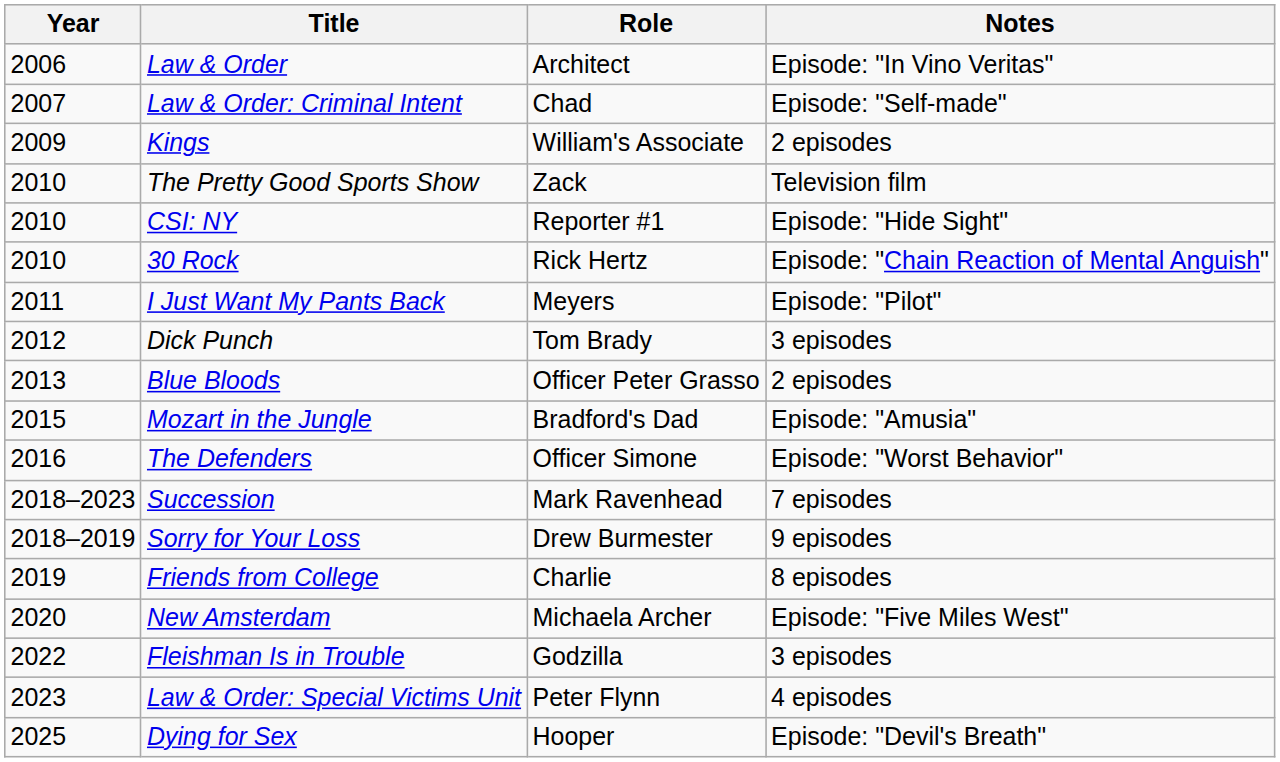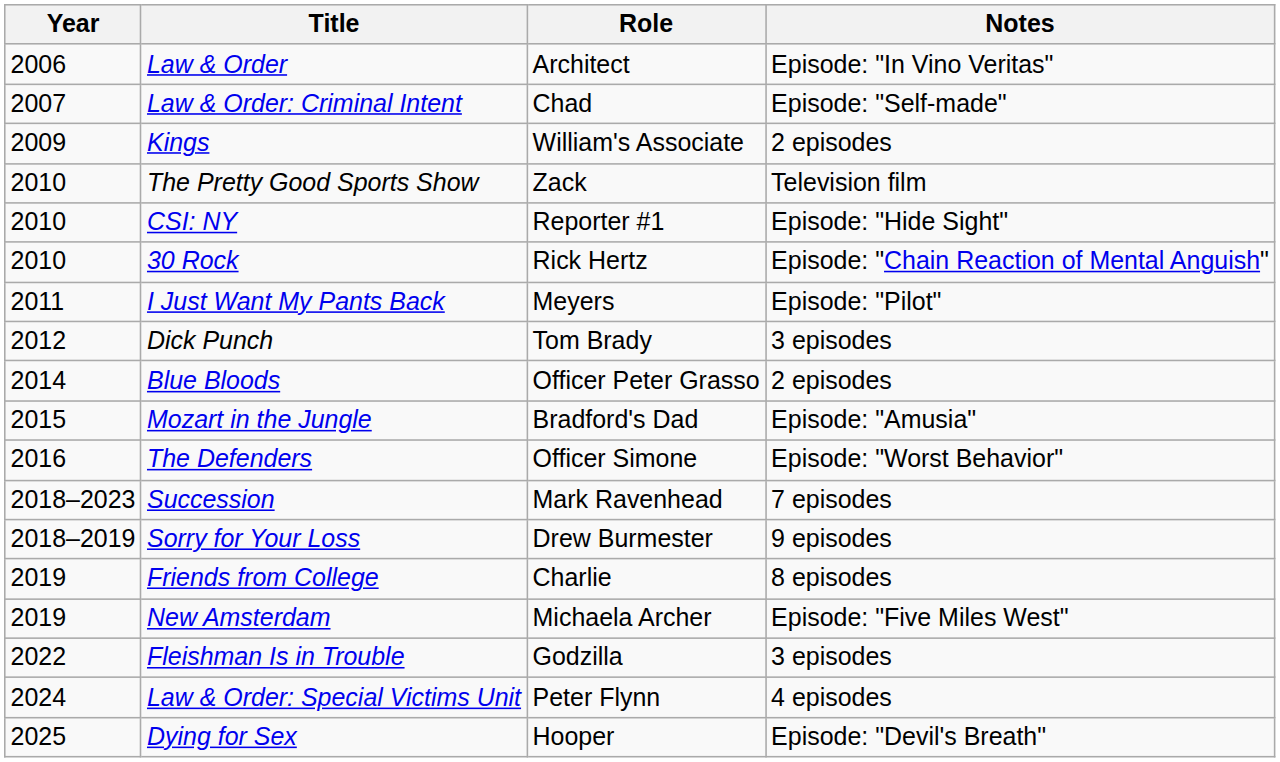(38, 380) 2013 -> (38, 380) 2014
(38, 618) 2020 -> (38, 618) 2019
(38, 697) 2023 -> (38, 697) 2024
